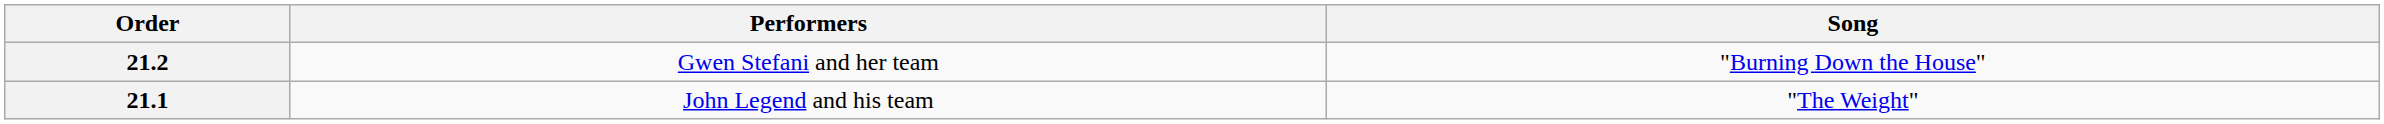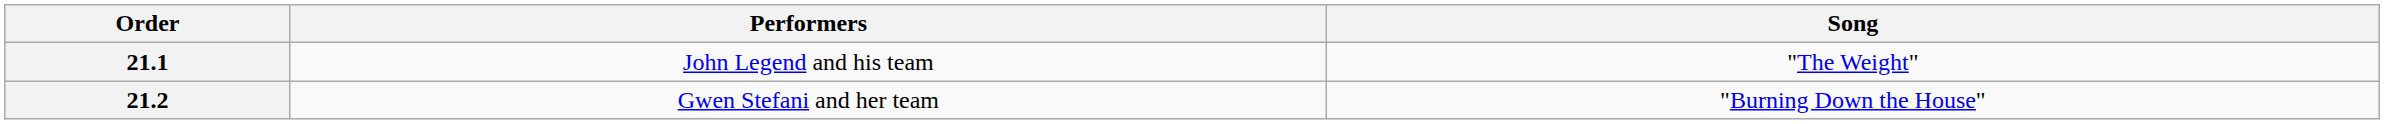rows swapped: (148, 99) <-> (148, 61)
